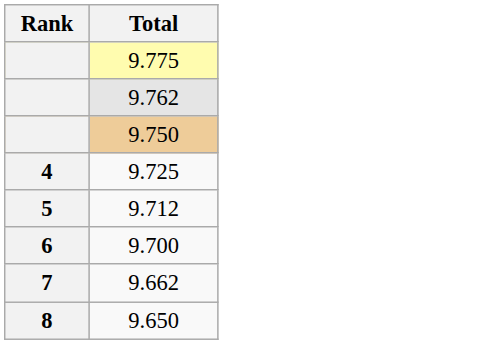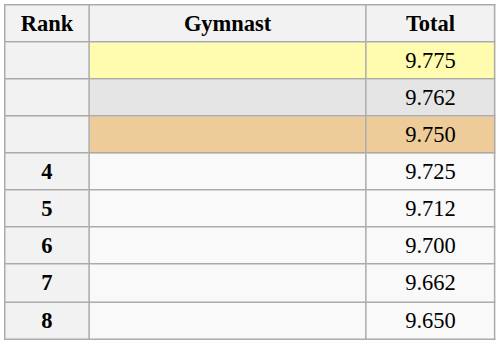+ column: (228, 23)
